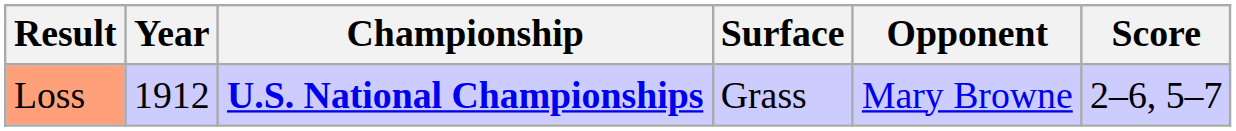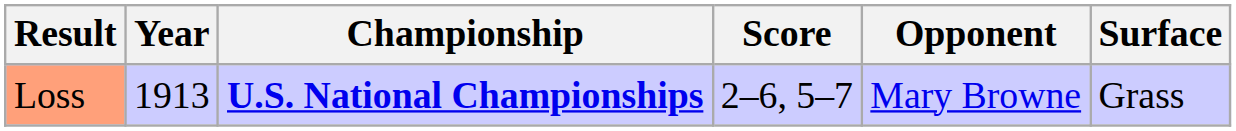columns swapped: (783, 34) <-> (1156, 34)
(172, 94) 1912 -> (172, 94) 1913
